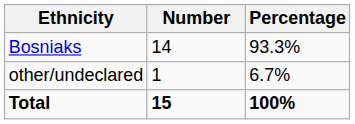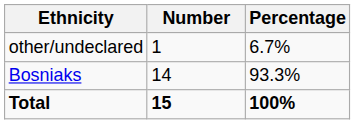rows swapped: (45, 47) <-> (76, 75)
